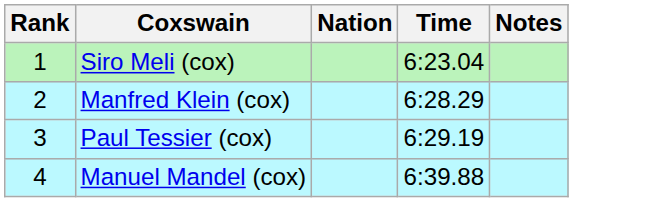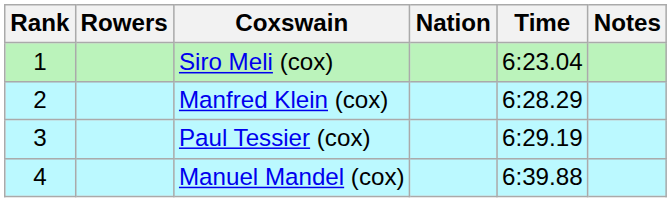+ column: (124, 23)
